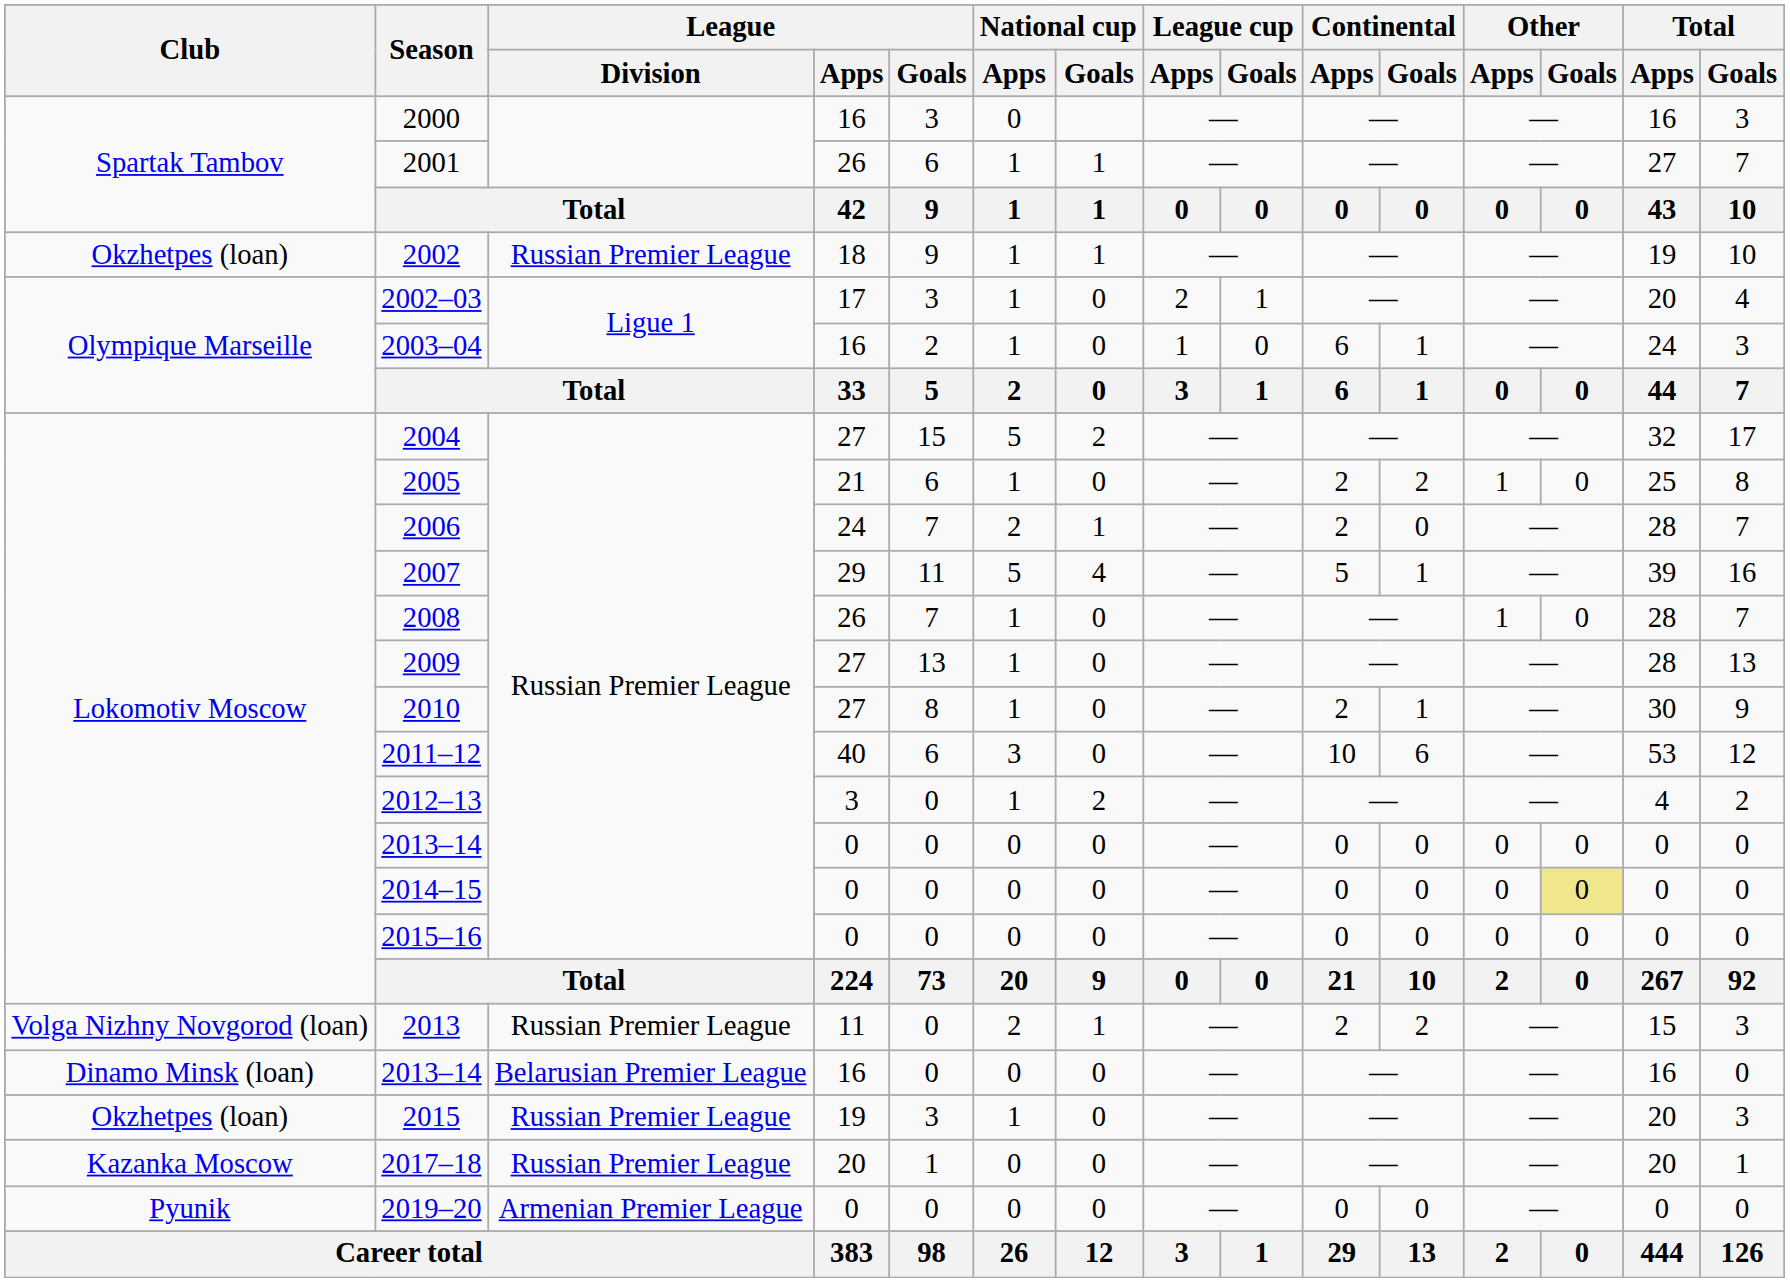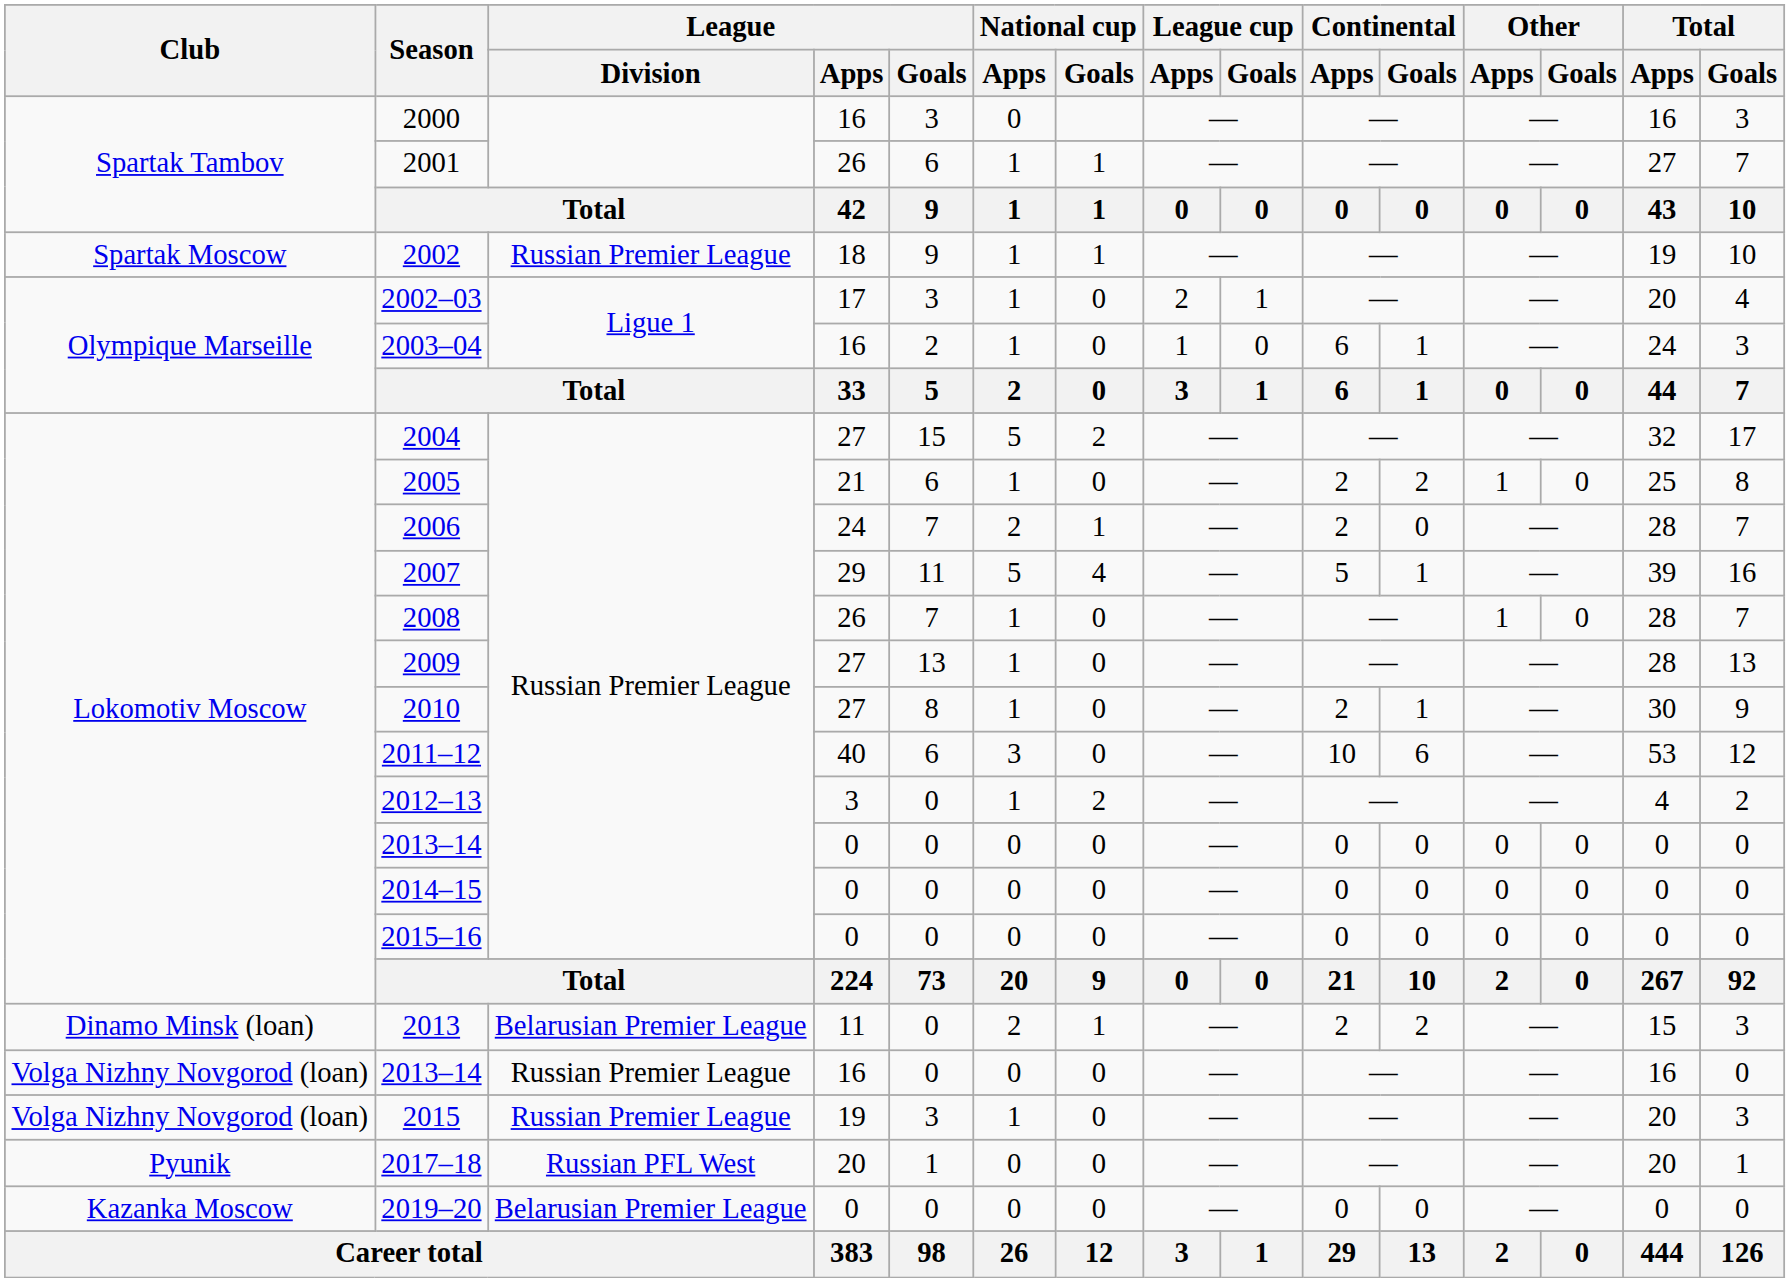(190, 254) Okzhetpes (loan) -> (190, 254) Spartak Moscow
(1582, 890) khaki background -> (1582, 890) no background
(190, 1026) Volga Nizhny Novgorod (loan) -> (190, 1026) Dinamo Minsk (loan)
(651, 1026) Russian Premier League -> (651, 1026) Belarusian Premier League
(190, 1071) Dinamo Minsk (loan) -> (190, 1071) Volga Nizhny Novgorod (loan)
(651, 1071) Belarusian Premier League -> (651, 1071) Russian Premier League
(190, 1117) Okzhetpes (loan) -> (190, 1117) Volga Nizhny Novgorod (loan)
(190, 1162) Kazanka Moscow -> (190, 1162) Pyunik
(651, 1162) Russian Premier League -> (651, 1162) Russian PFL West
(190, 1208) Pyunik -> (190, 1208) Kazanka Moscow
(651, 1208) Armenian Premier League -> (651, 1208) Belarusian Premier League
